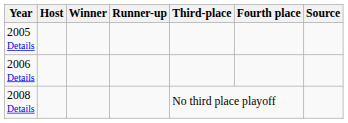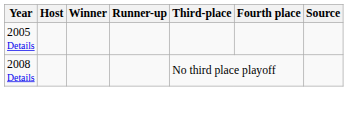- row: (21, 70)
